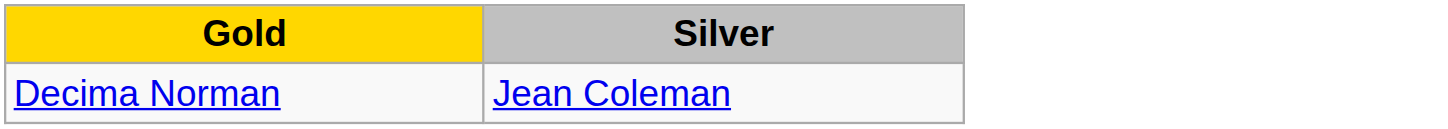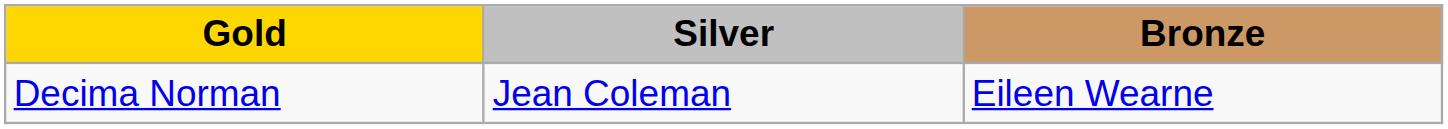+ column: (1203, 33)
